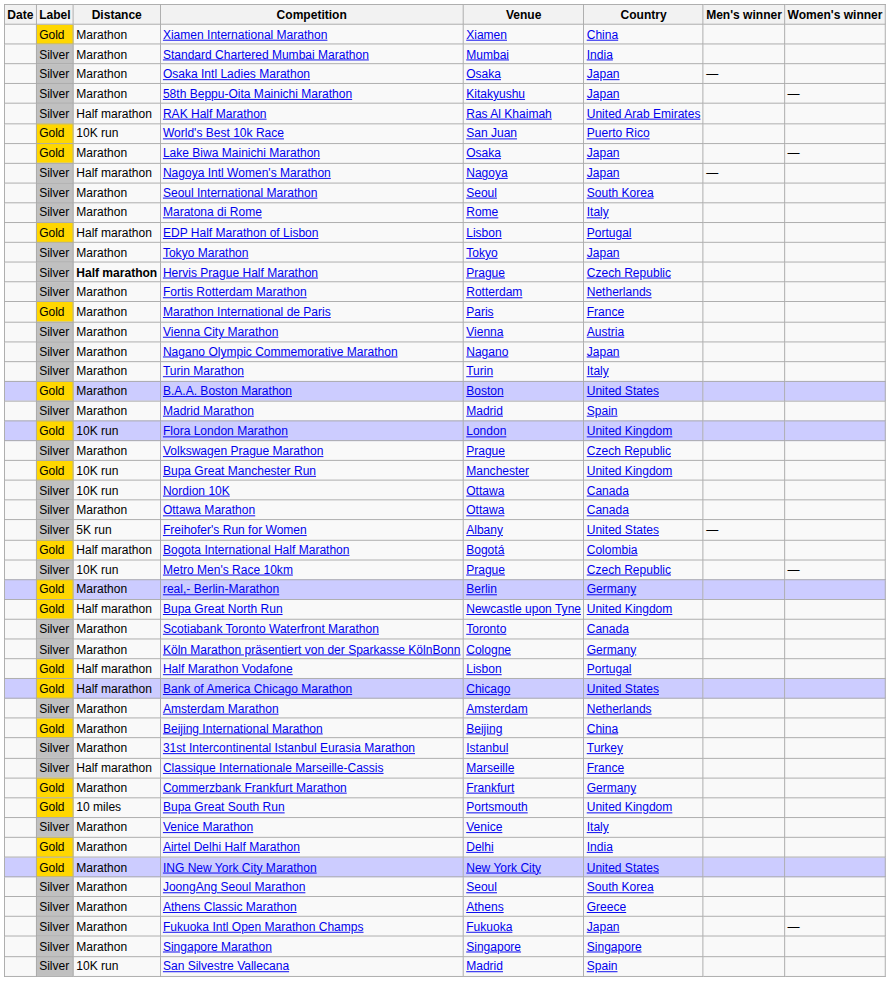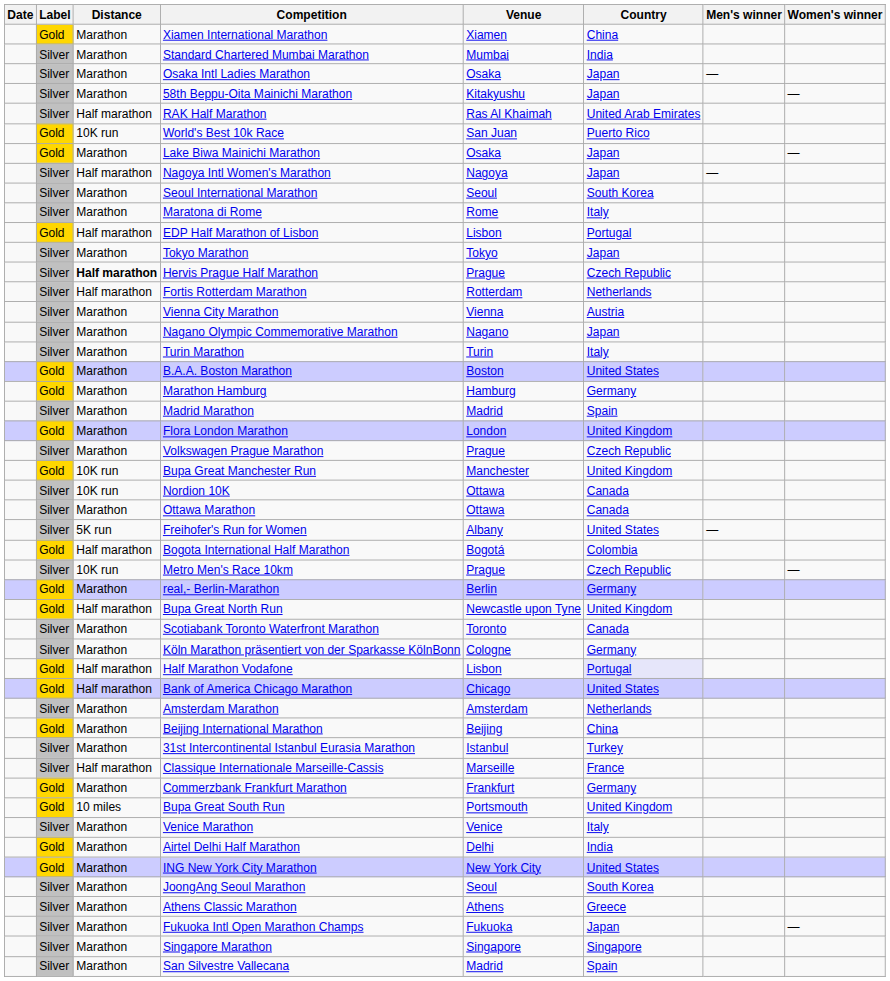(102, 292) Marathon -> (114, 292) Half marathon
- row: (247, 312)
+ row: (215, 391)
(97, 431) 10K run -> (102, 431) Marathon
(609, 669) no background -> (609, 669) lavender background
(97, 966) 10K run -> (102, 966) Marathon
